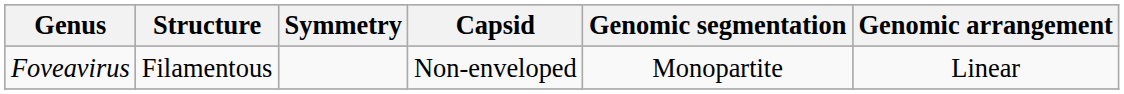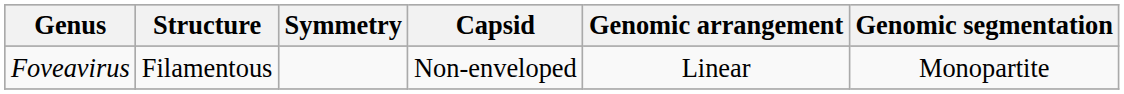columns swapped: (986, 25) <-> (718, 25)
